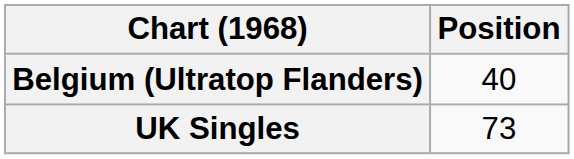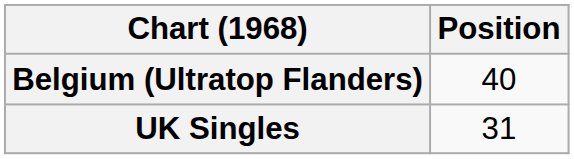(499, 128) 73 -> (499, 128) 31
